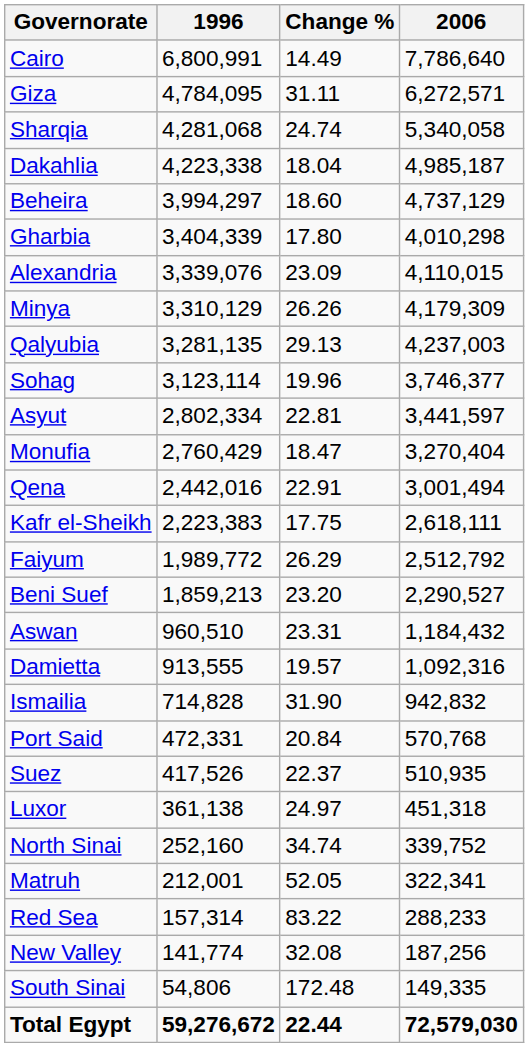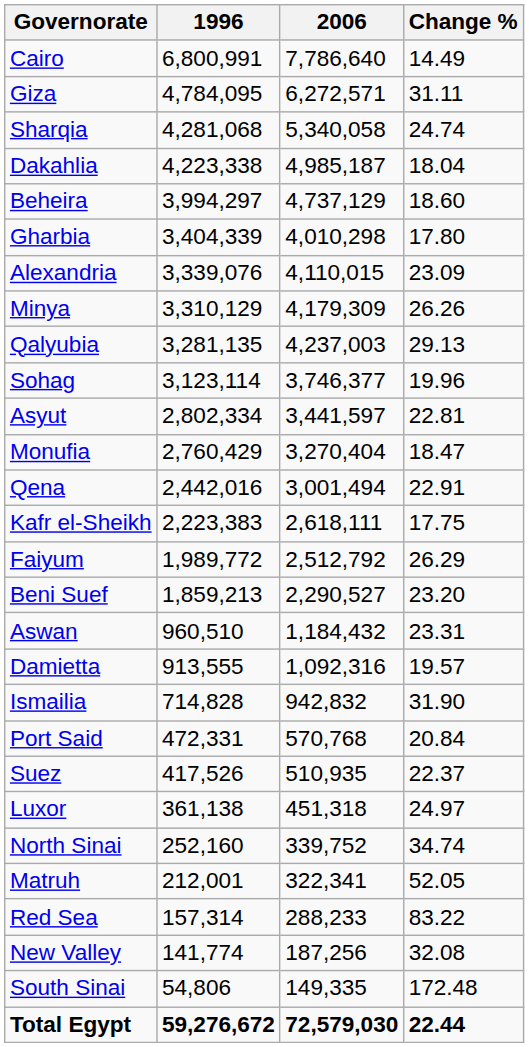columns swapped: (461, 22) <-> (340, 22)
